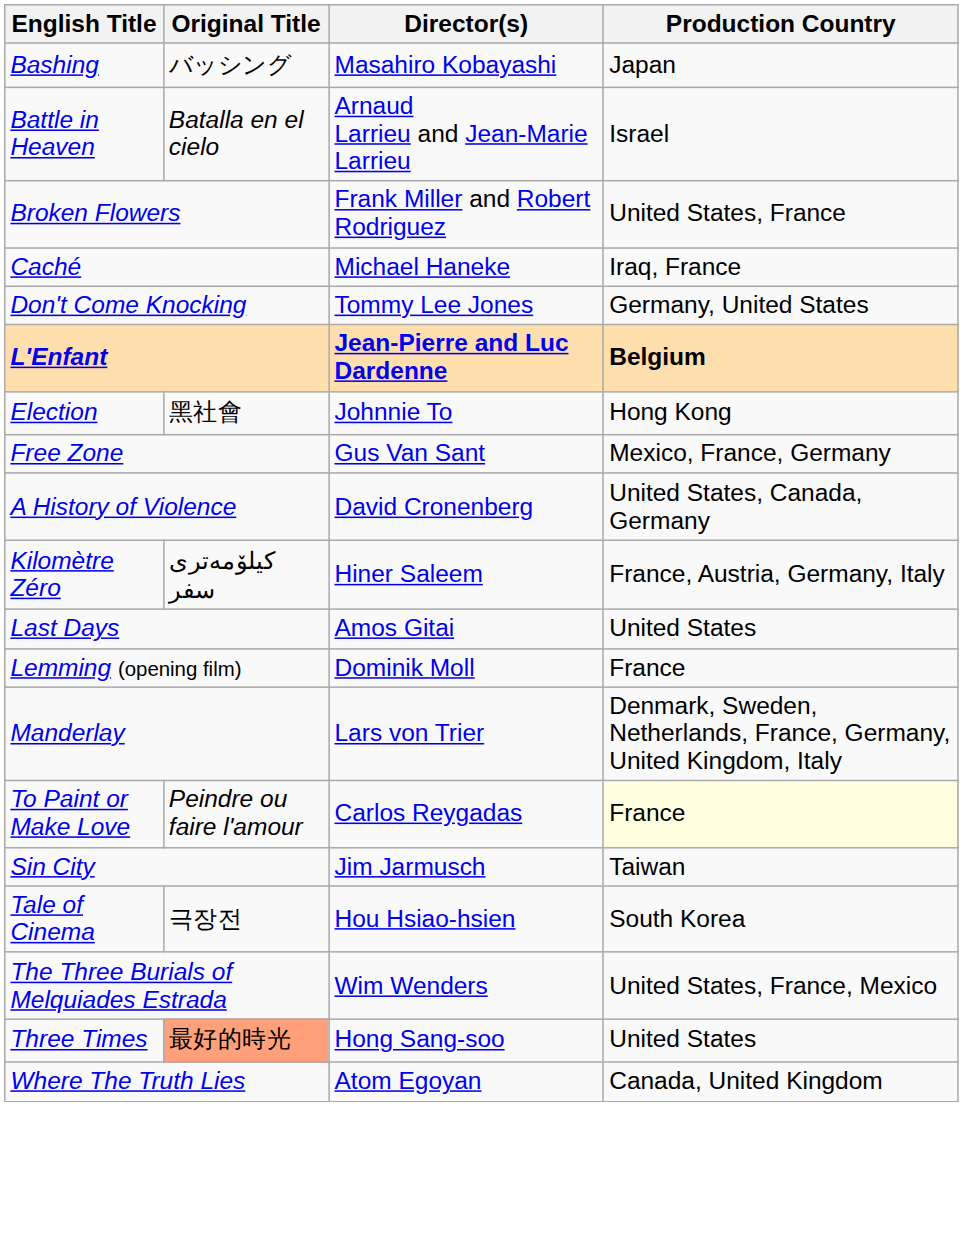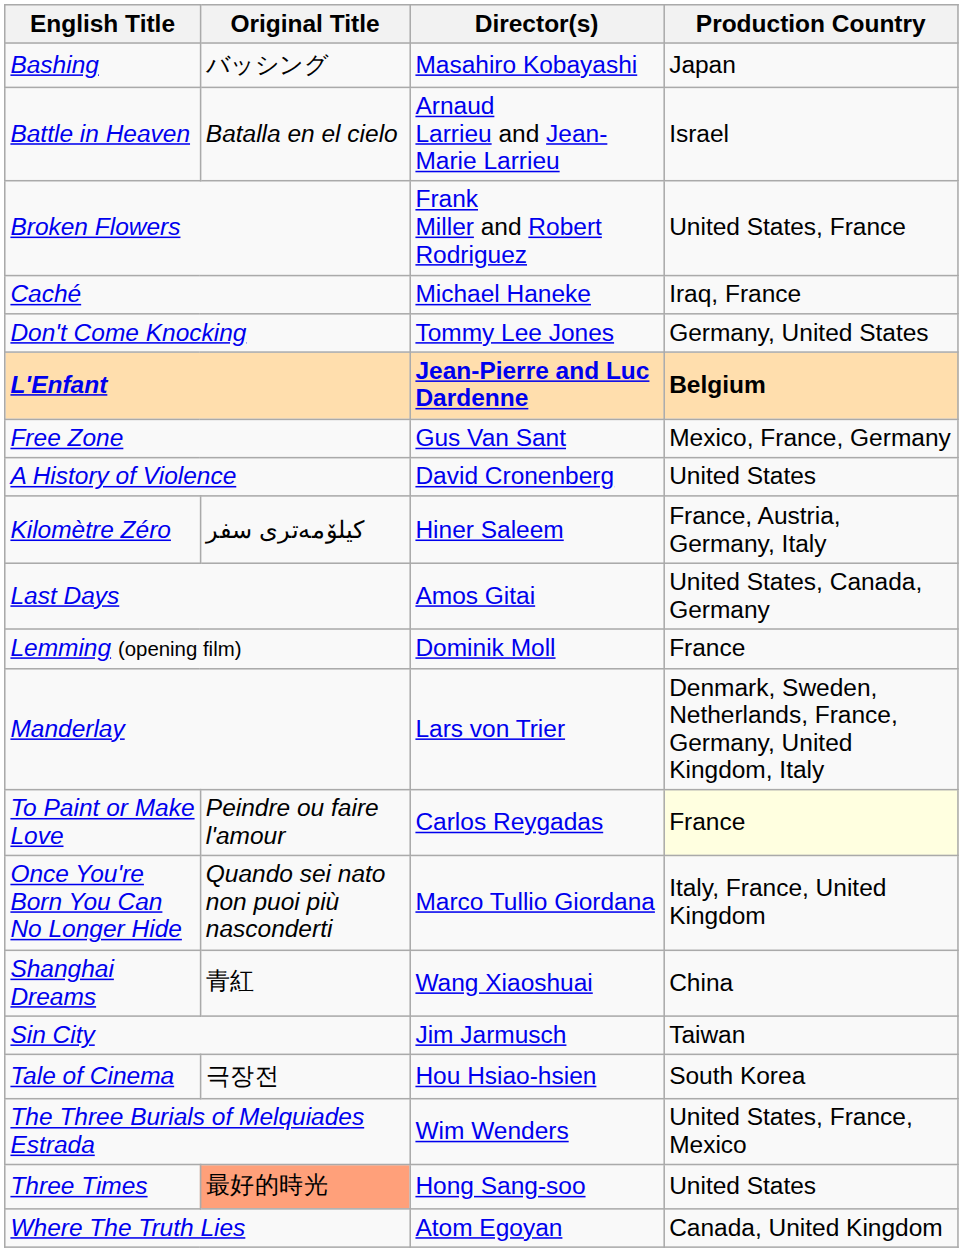- row: (54, 412)
(736, 506) United States, Canada, Germany -> (743, 476) United States
(683, 628) United States -> (796, 595) United States, Canada, Germany
+ row: (96, 902)
+ row: (62, 982)
